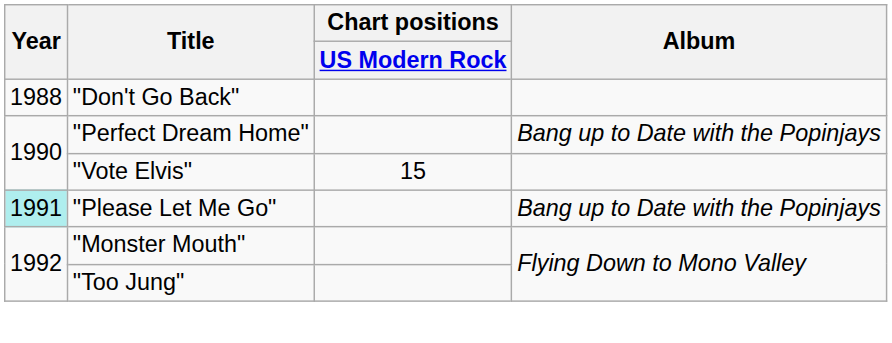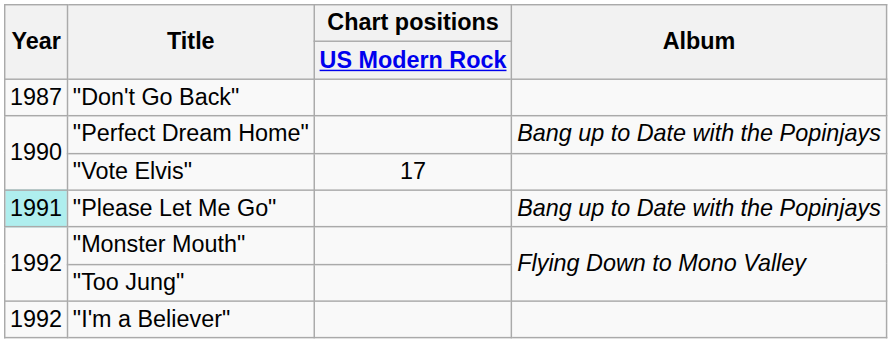(36, 97) 1988 -> (36, 97) 1987
(413, 171) 15 -> (413, 171) 17
+ row: (152, 319)
